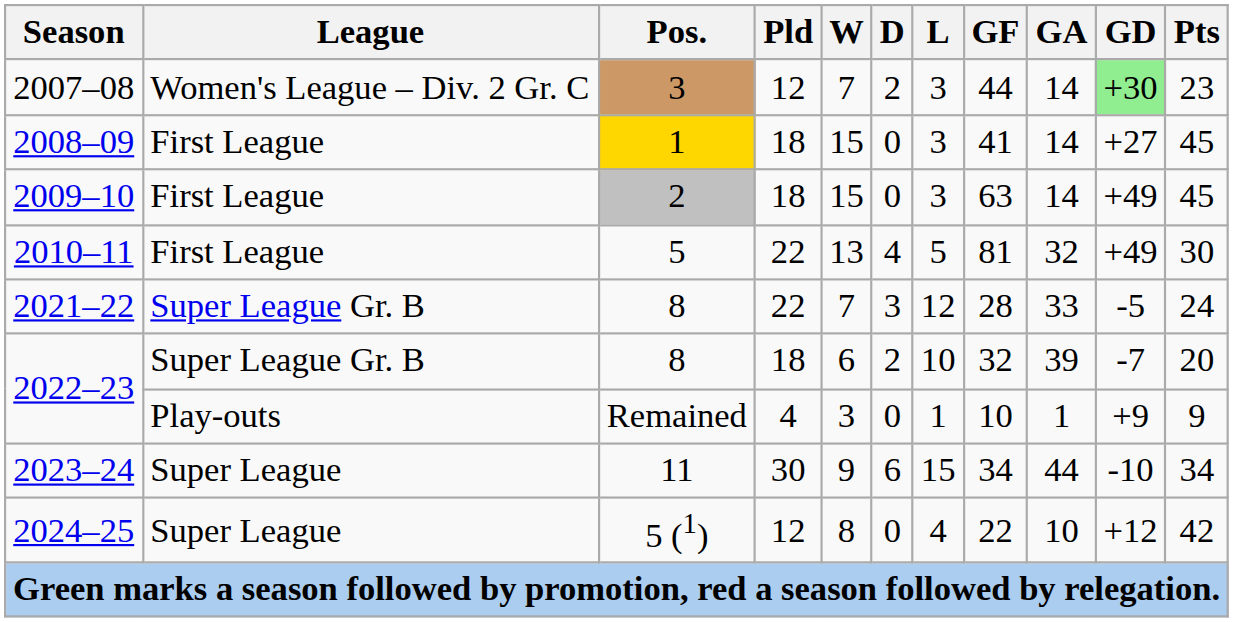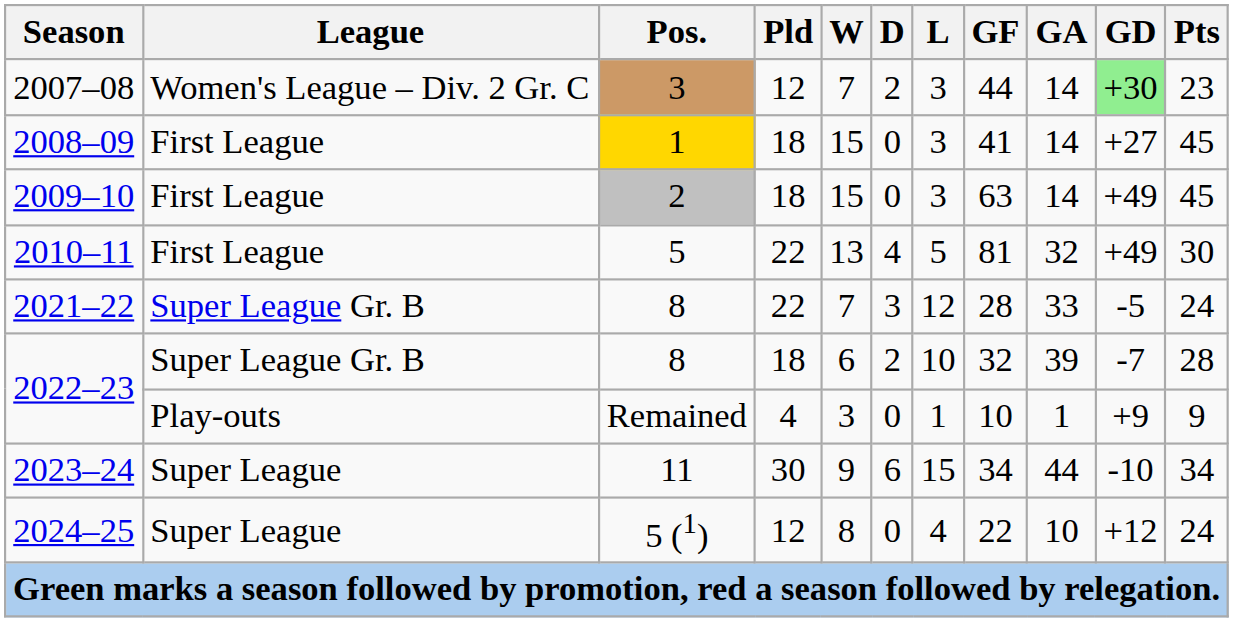(1197, 360) 20 -> (1197, 360) 28
(1197, 529) 42 -> (1197, 529) 24
